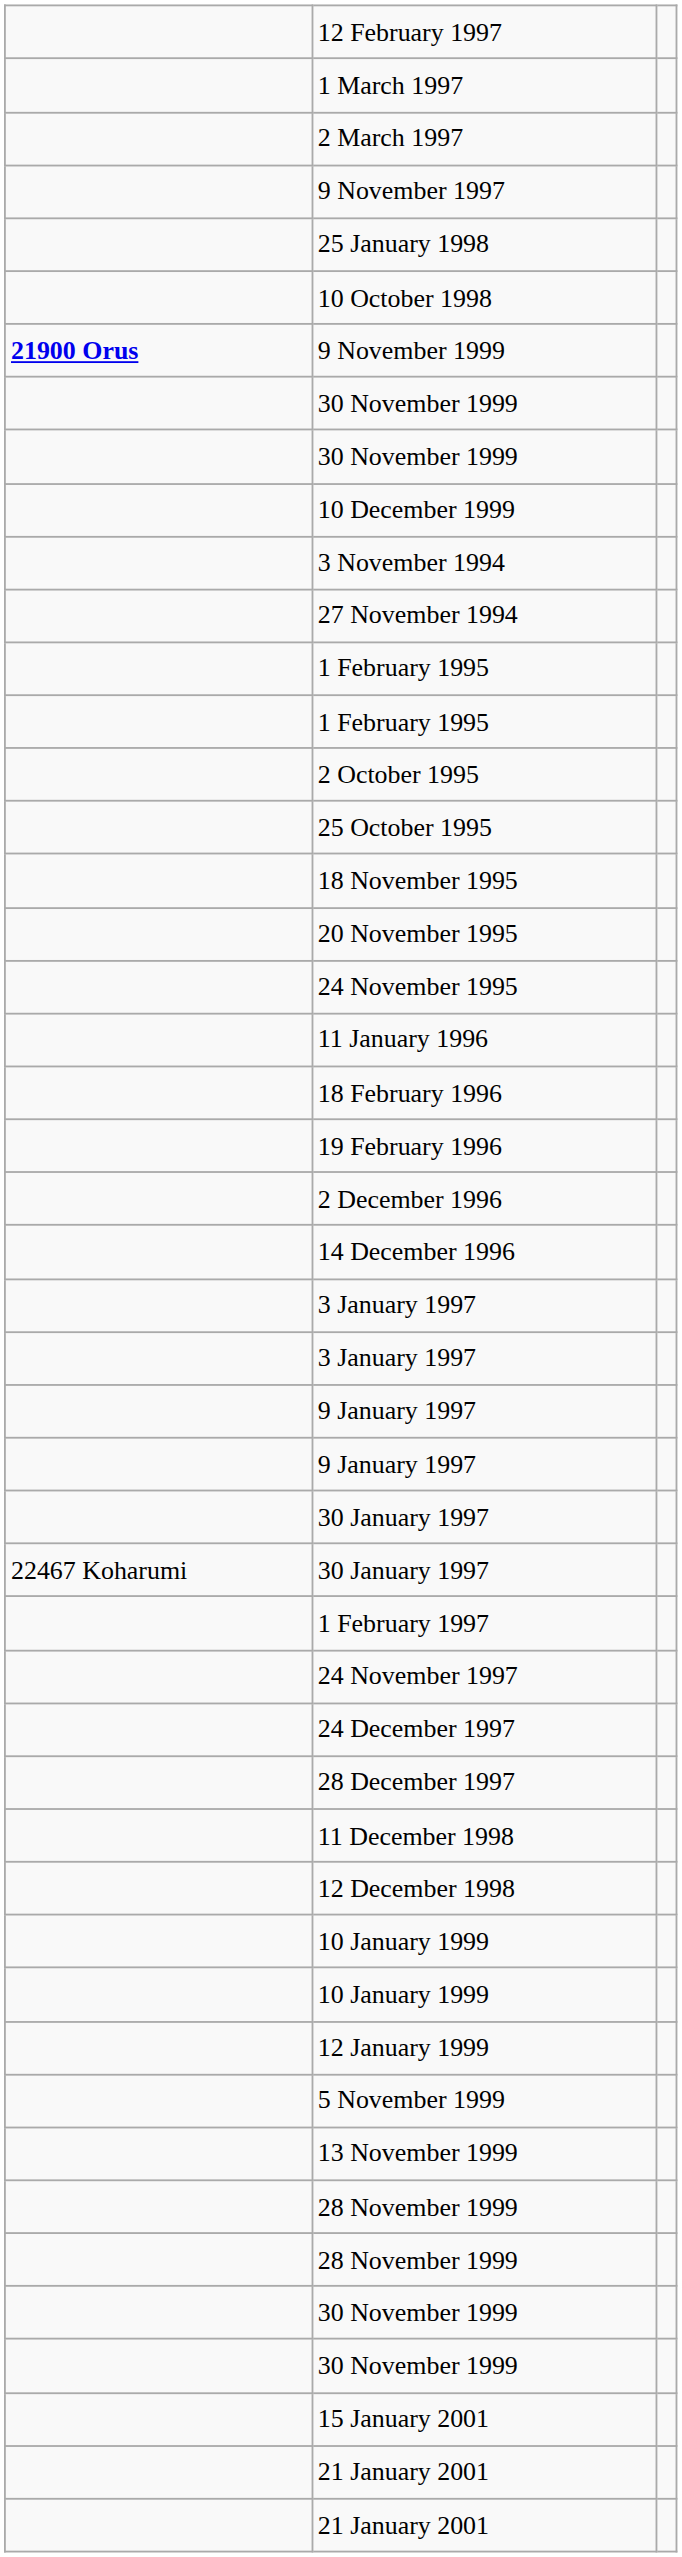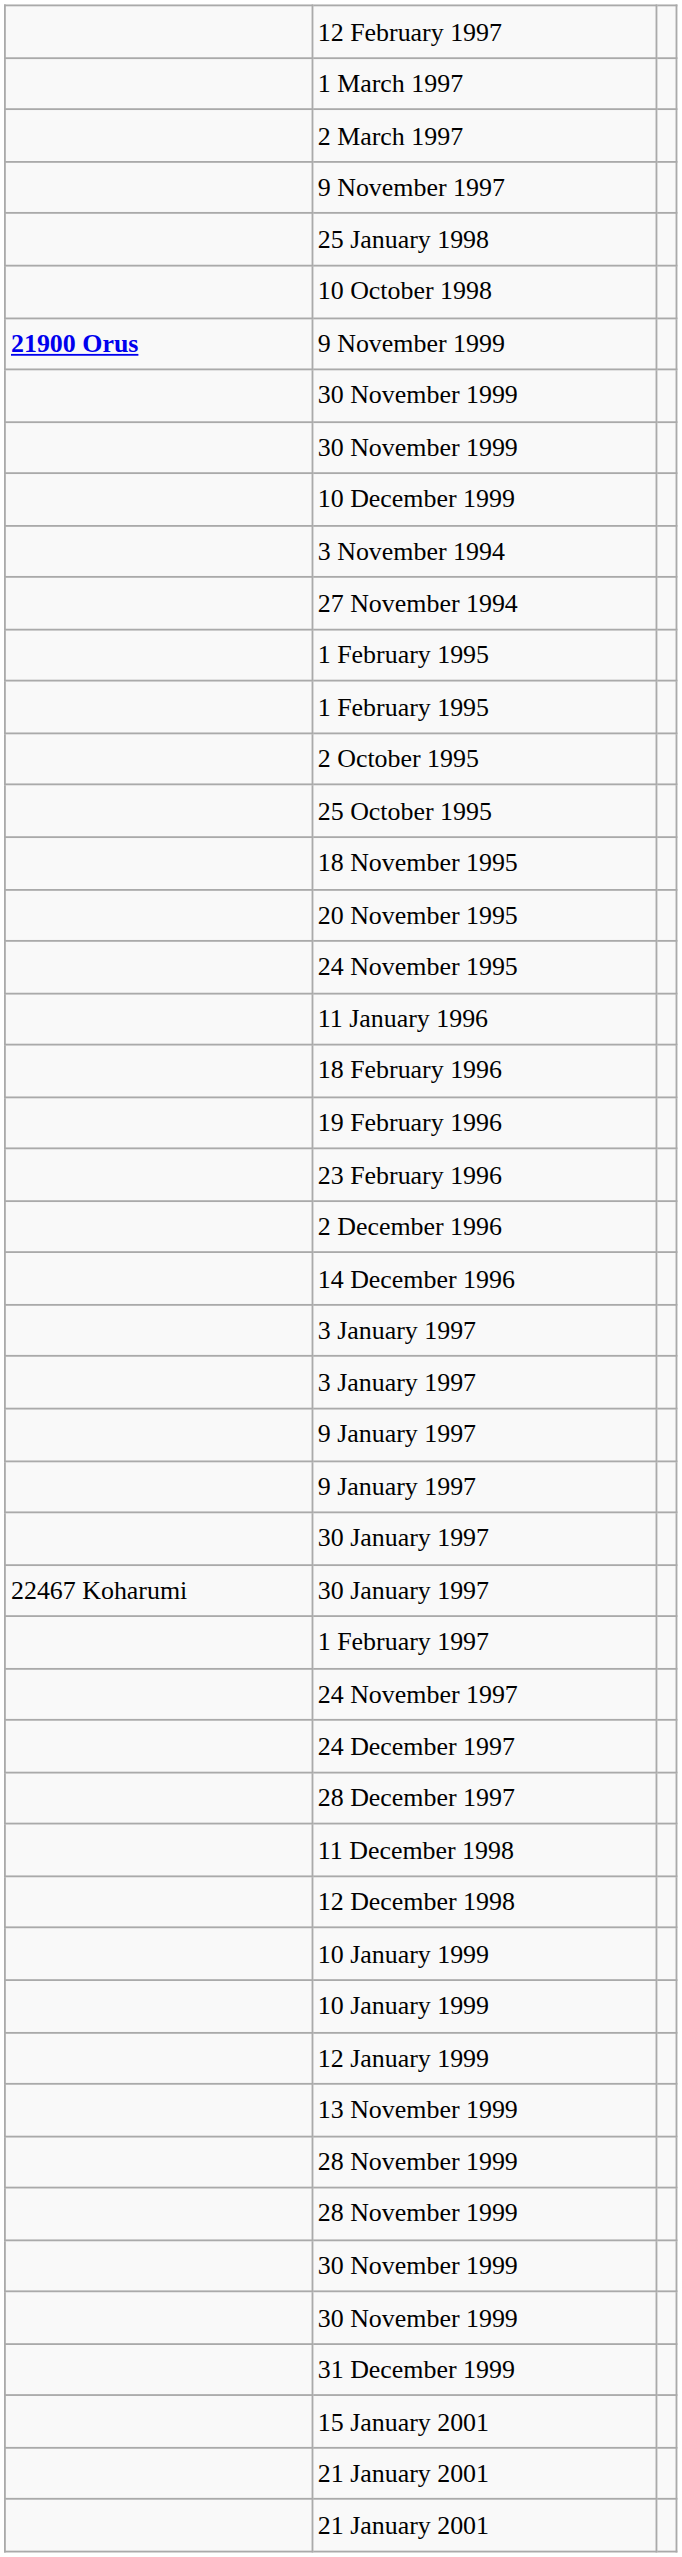+ row: (158, 1175)
- row: (158, 2101)
+ row: (158, 2370)
